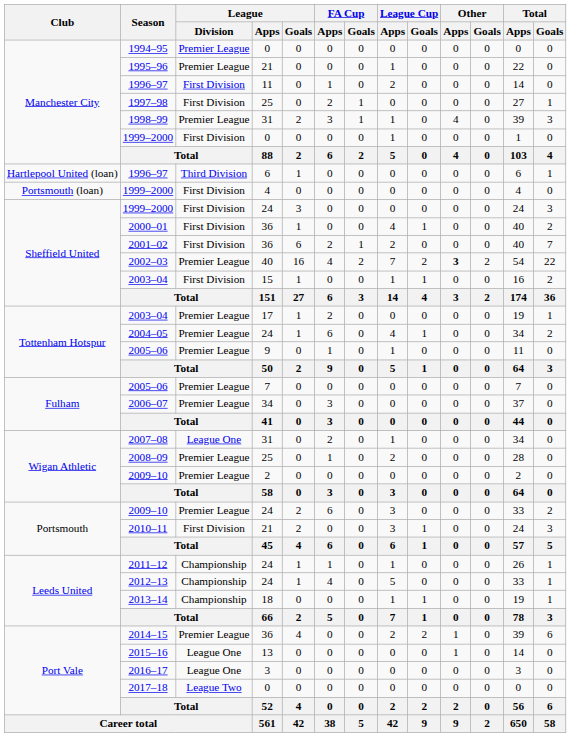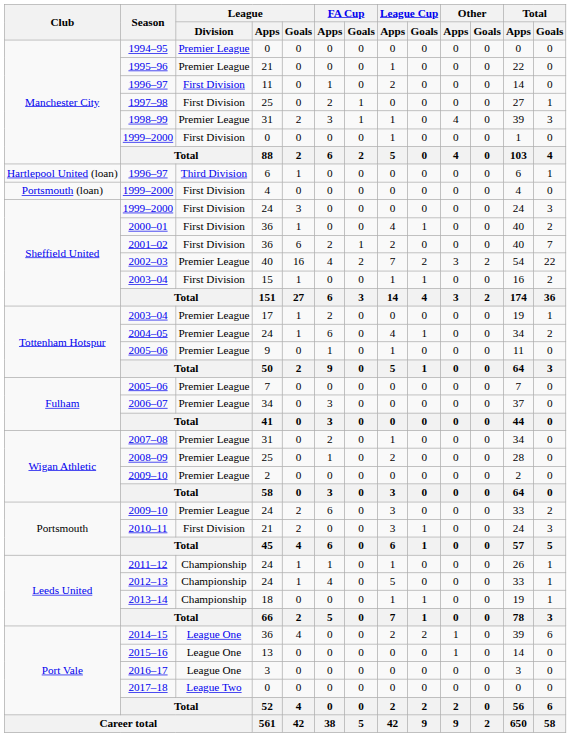(456, 262) bold -> (456, 262) normal
(214, 439) League One -> (214, 439) Premier League
(214, 635) Premier League -> (214, 635) League One
